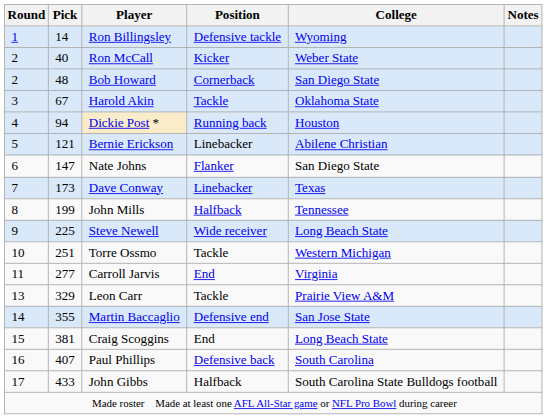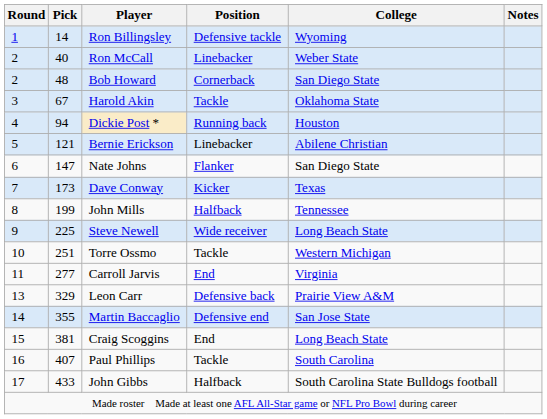(211, 58) Kicker -> (223, 58) Linebacker
(223, 187) Linebacker -> (211, 187) Kicker
(211, 295) Tackle -> (234, 295) Defensive back
(234, 360) Defensive back -> (211, 360) Tackle
